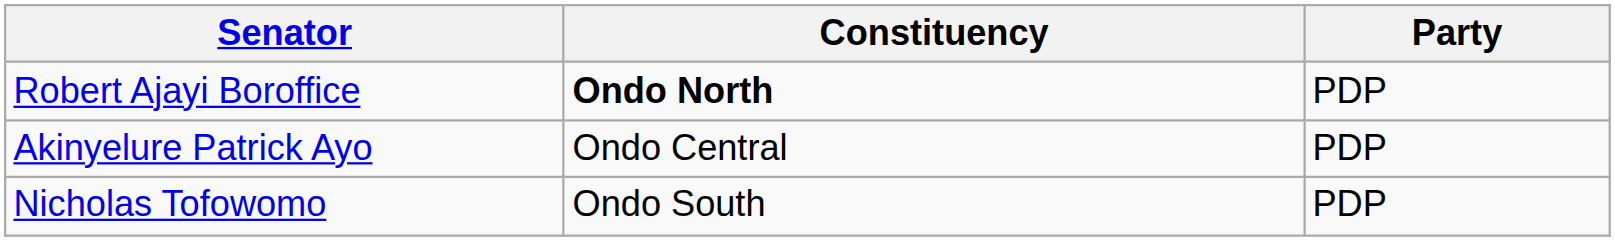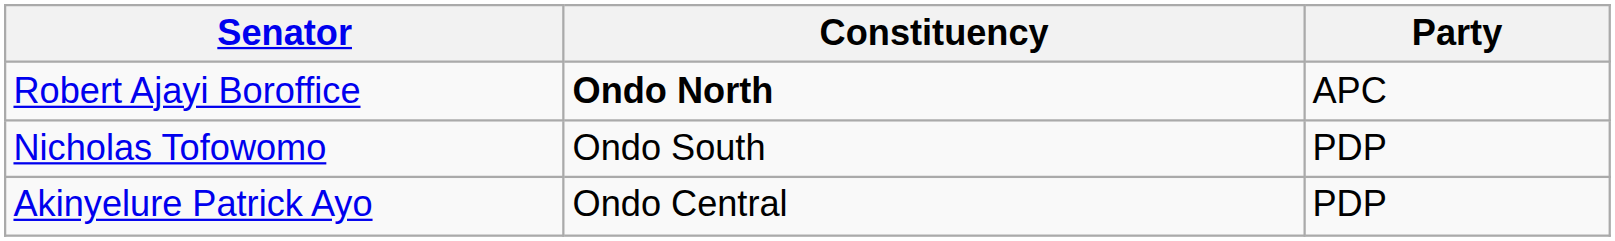(1350, 90) PDP -> (1350, 90) APC
rows swapped: (193, 147) <-> (170, 205)
